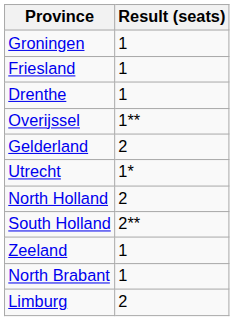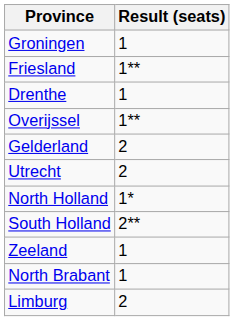(123, 69) 1 -> (129, 69) 1**
(126, 172) 1* -> (123, 172) 2
(123, 198) 2 -> (126, 198) 1*
